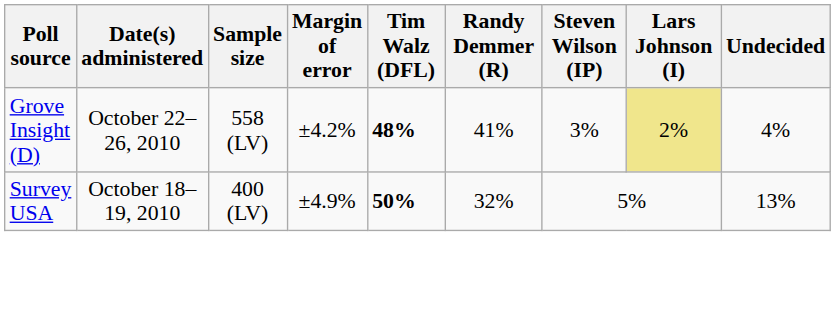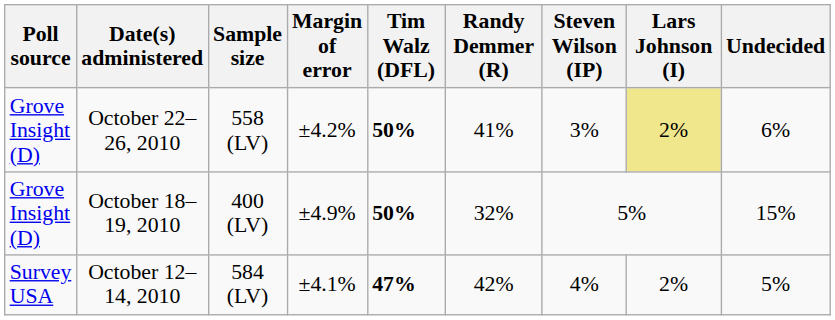(394, 129) 48% -> (394, 129) 50%
(776, 129) 4% -> (776, 129) 6%
(41, 200) Survey USA -> (40, 213) Grove Insight (D)
(776, 200) 13% -> (776, 213) 15%
+ row: (142, 284)
